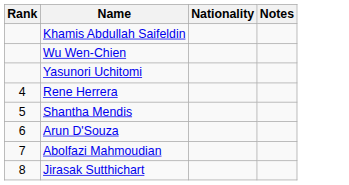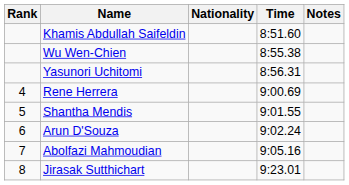+ column: (280, 14)
